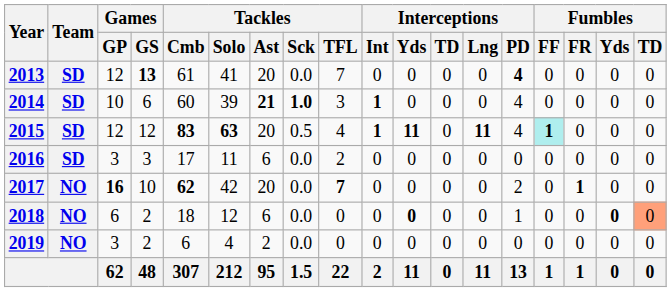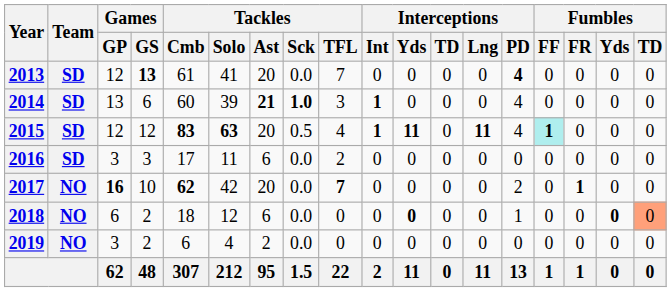(115, 103) 10 -> (115, 103) 13
